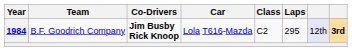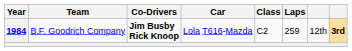(292, 31) 295 -> (292, 31) 259
(318, 31) lavender background -> (318, 31) no background
